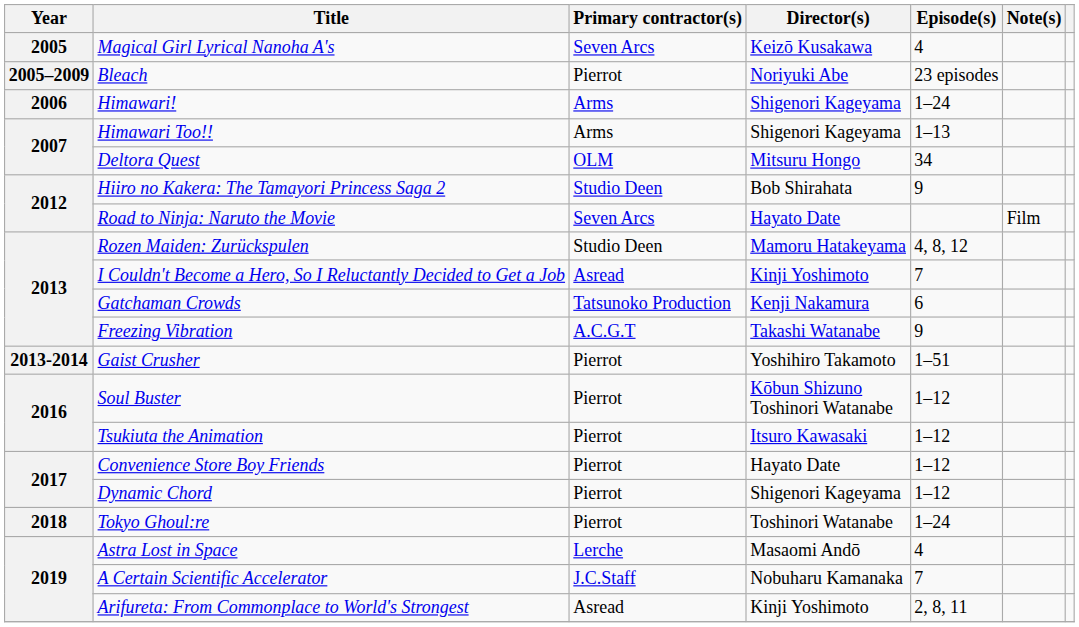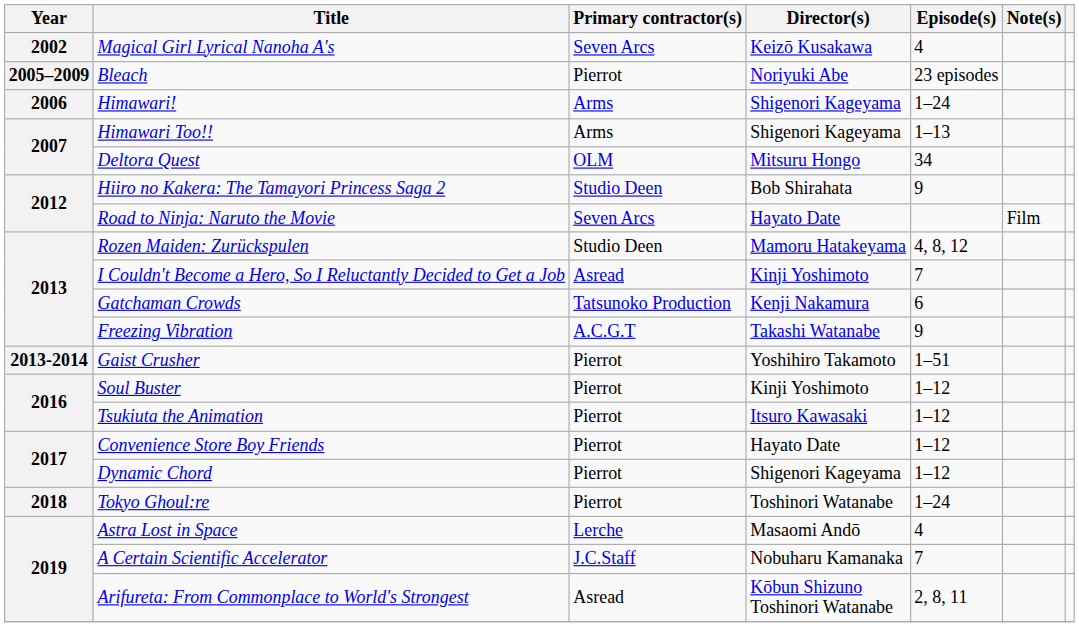(49, 47) 2005 -> (49, 47) 2002
(822, 398) Kōbun Shizuno Toshinori Watanabe -> (809, 388) Kinji Yoshimoto
(809, 607) Kinji Yoshimoto -> (822, 597) Kōbun Shizuno Toshinori Watanabe
